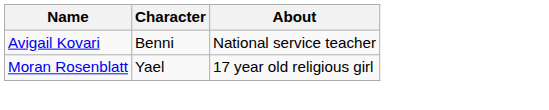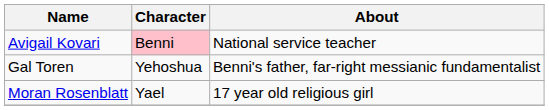(154, 42) no background -> (154, 42) pink background
+ row: (41, 67)
